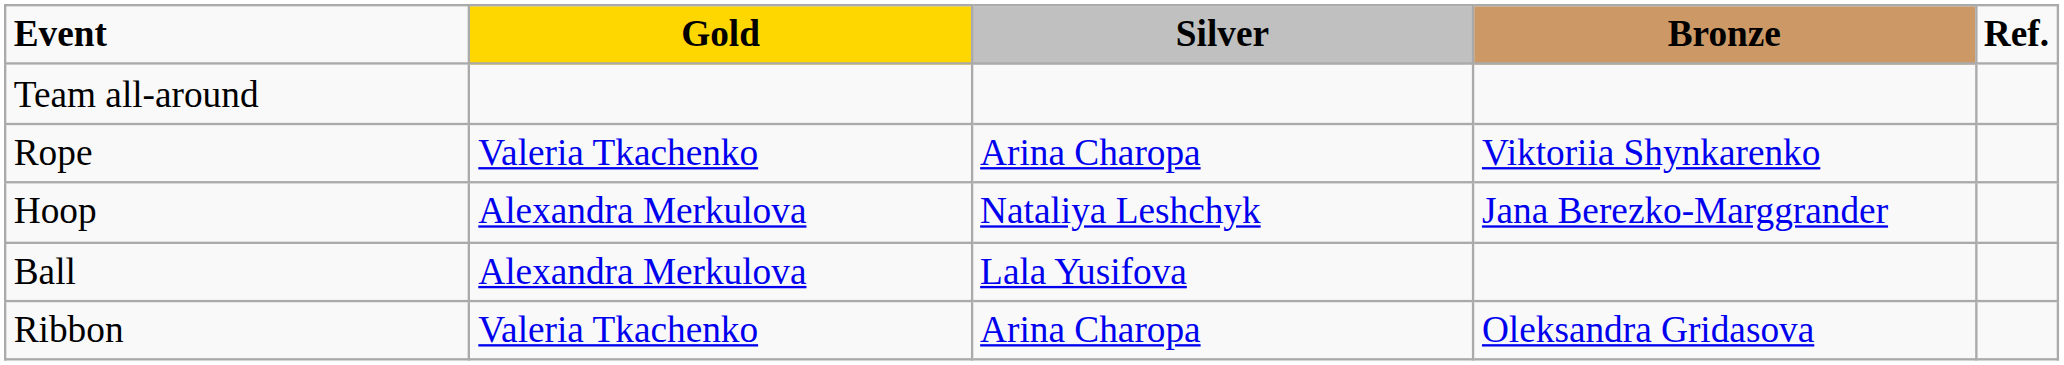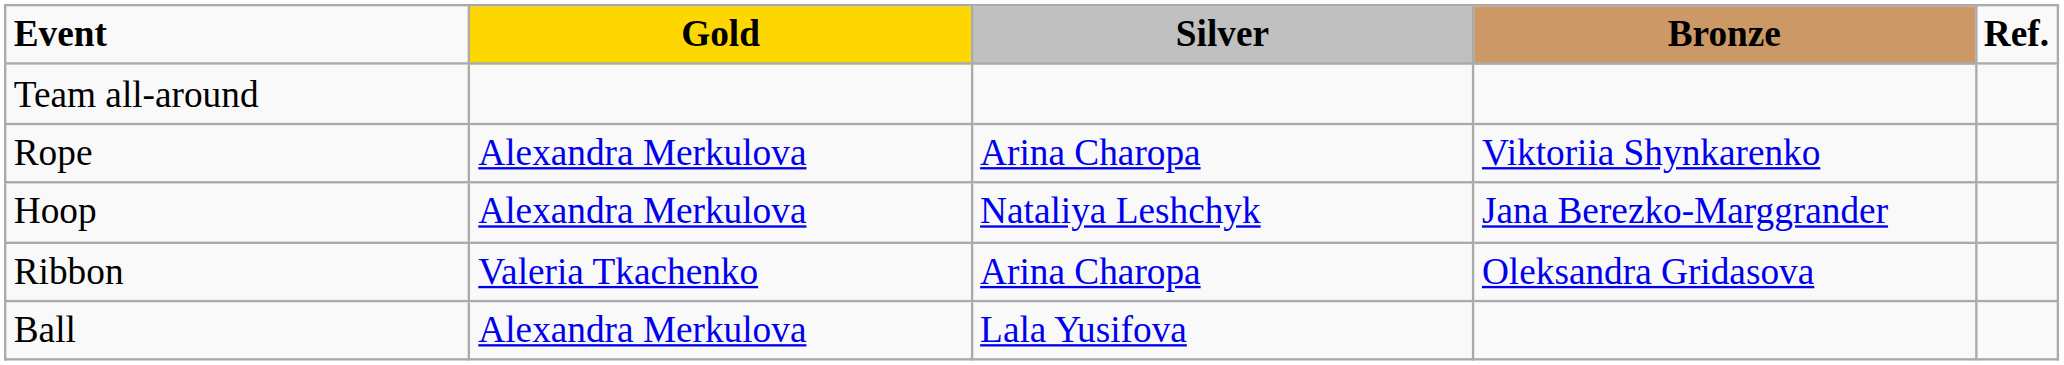(618, 152) Valeria Tkachenko -> (642, 152) Alexandra Merkulova
rows swapped: (45, 270) <-> (69, 329)
